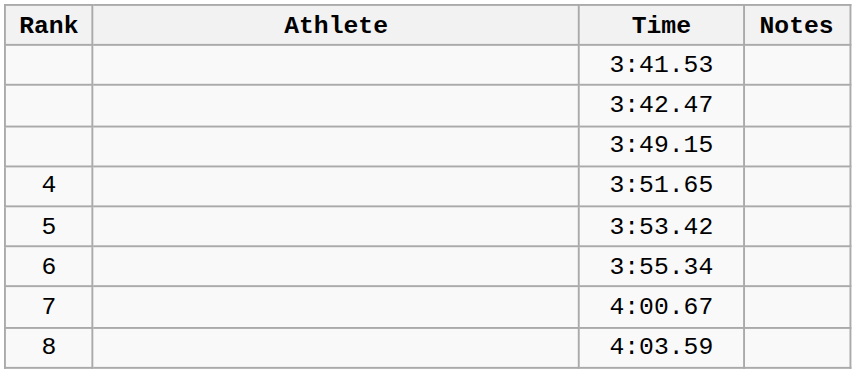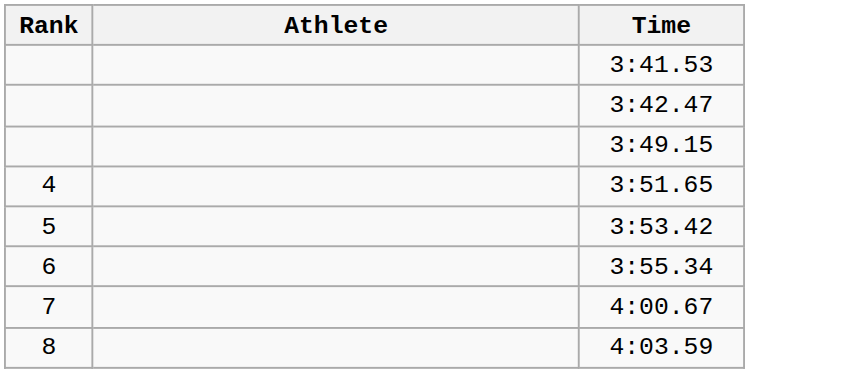- column: (797, 25)
